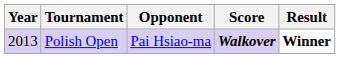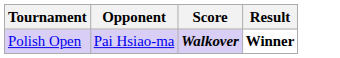- column: (23, 16)
